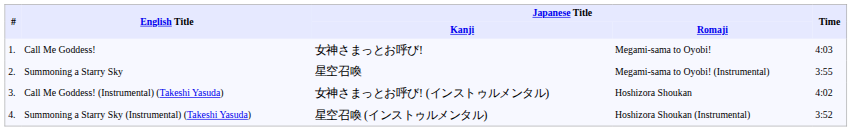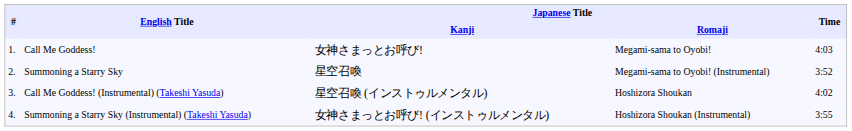(824, 71) 3:55 -> (824, 71) 3:52
(432, 93) 女神さまっとお呼び! (インストゥルメンタル) -> (401, 93) 星空召喚 (インストゥルメンタル)
(401, 115) 星空召喚 (インストゥルメンタル) -> (432, 115) 女神さまっとお呼び! (インストゥルメンタル)
(824, 114) 3:52 -> (824, 114) 3:55
